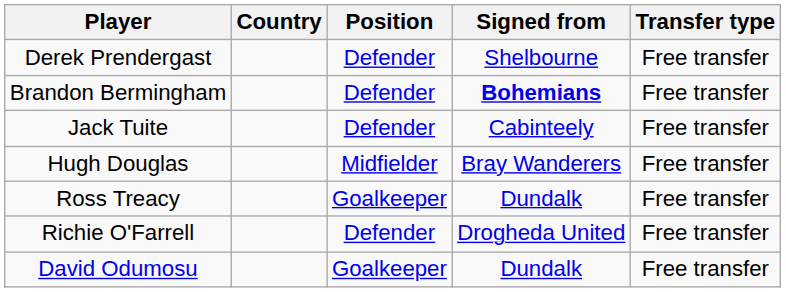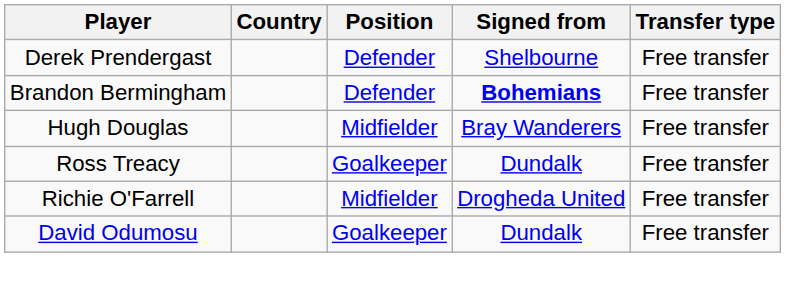- row: (118, 127)
(389, 233) Defender -> (389, 198) Midfielder
